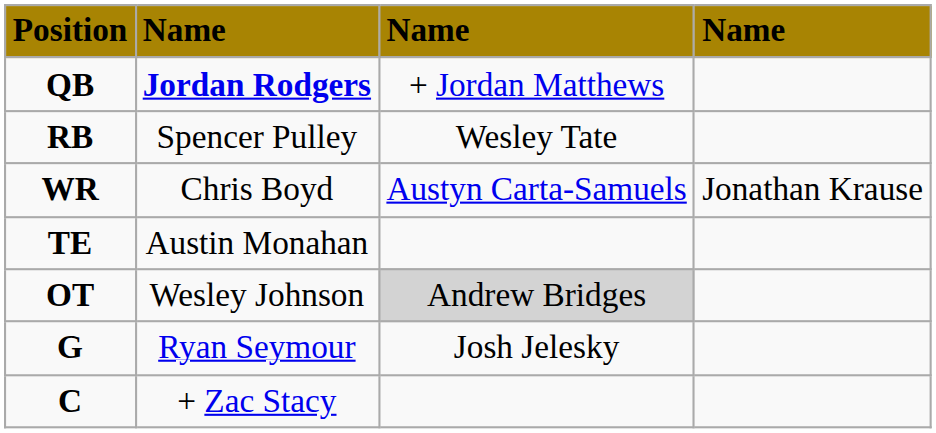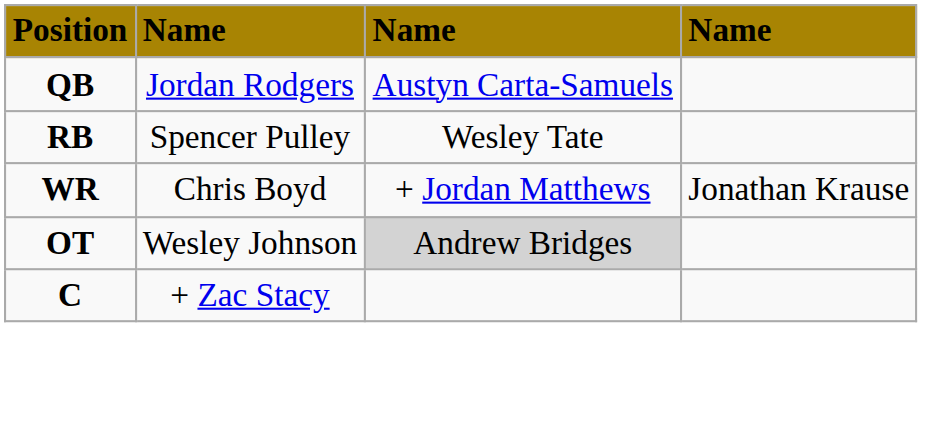(257, 83) bold -> (250, 83) normal
(537, 83) + Jordan Matthews -> (523, 83) Austyn Carta-Samuels
(537, 189) Austyn Carta-Samuels -> (523, 189) + Jordan Matthews
- row: (70, 242)
- row: (70, 347)
